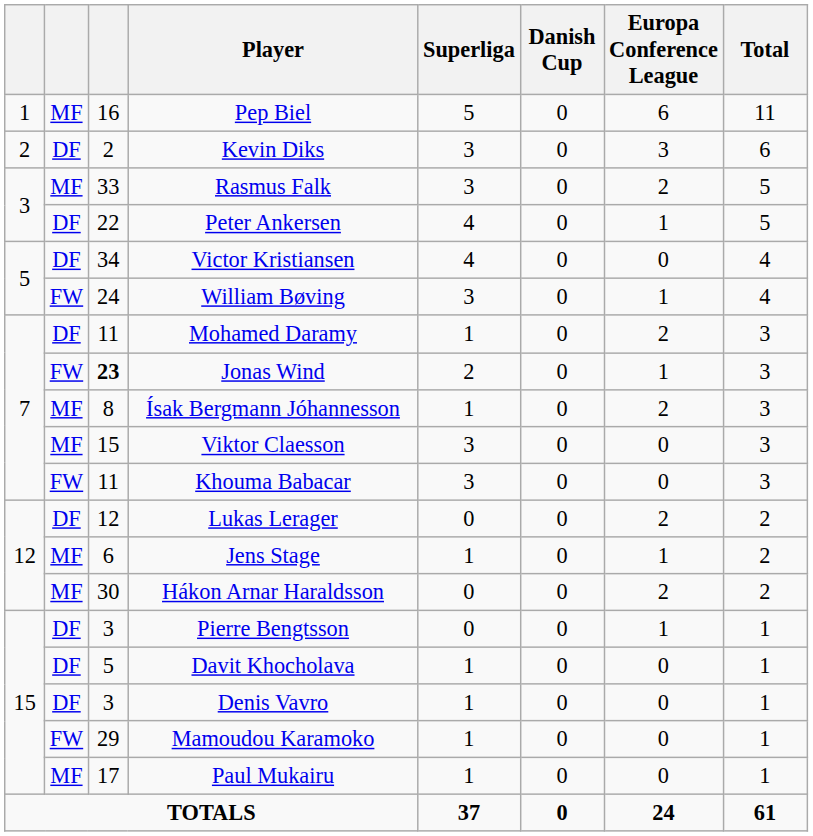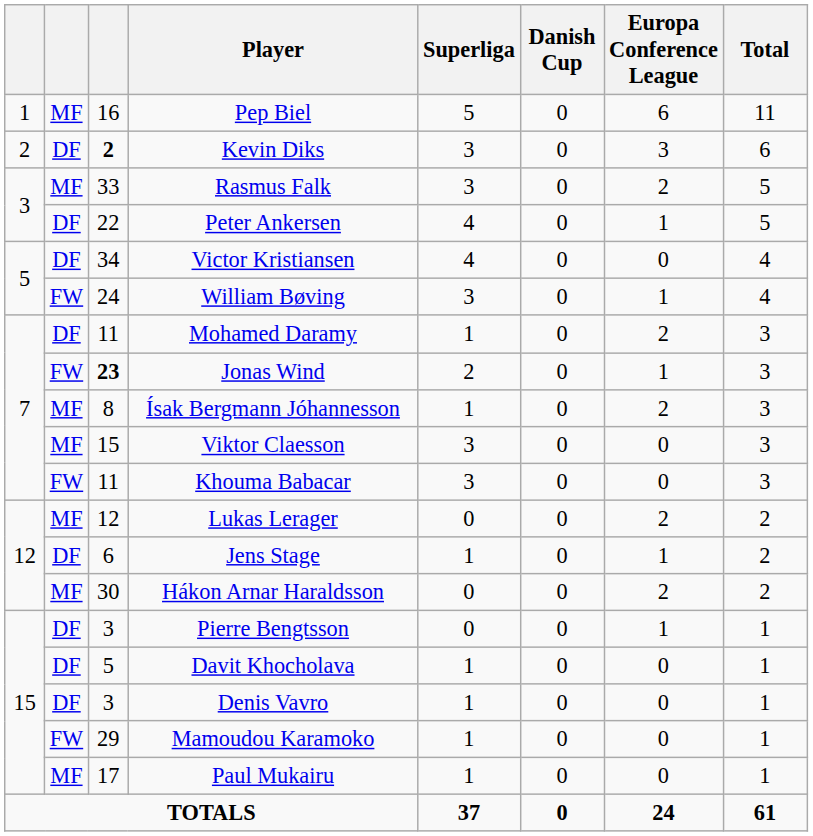(108, 149) normal -> (108, 149) bold
(66, 518) DF -> (66, 518) MF
(66, 554) MF -> (66, 554) DF
